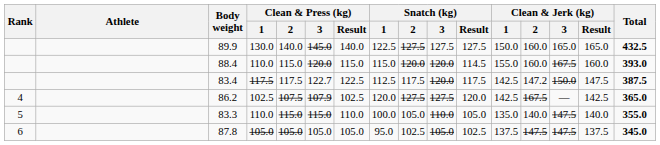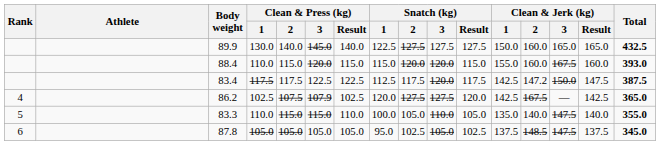(474, 64) 114.5 -> (474, 64) 115.0
(320, 81) 122.7 -> (320, 81) 122.5
(535, 132) 147.5 -> (535, 132) 148.5
